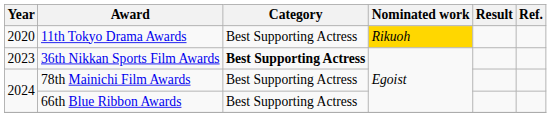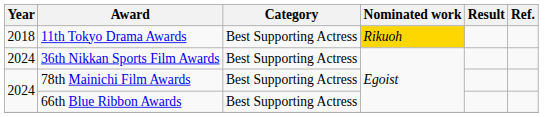(21, 36) 2020 -> (21, 36) 2018
(21, 58) 2023 -> (21, 58) 2024
(296, 58) bold -> (292, 58) normal
